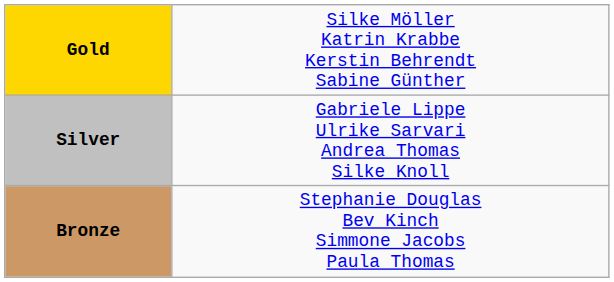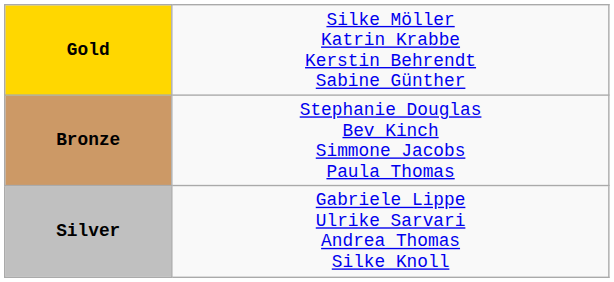rows swapped: (88, 141) <-> (88, 231)
